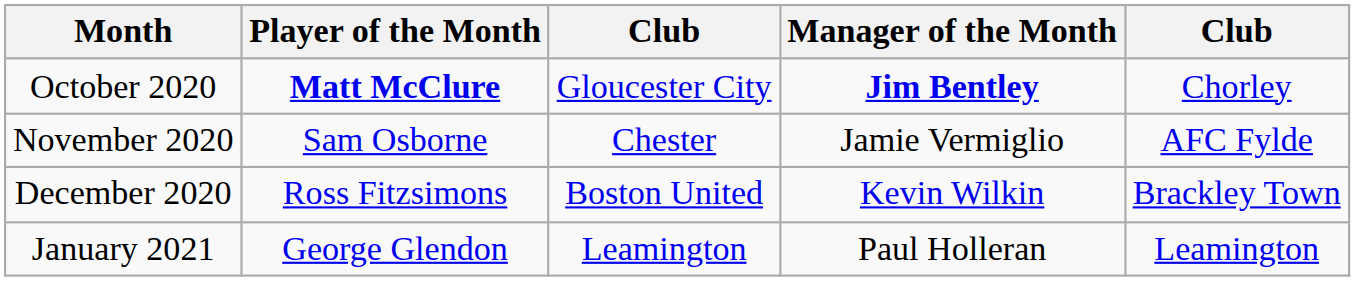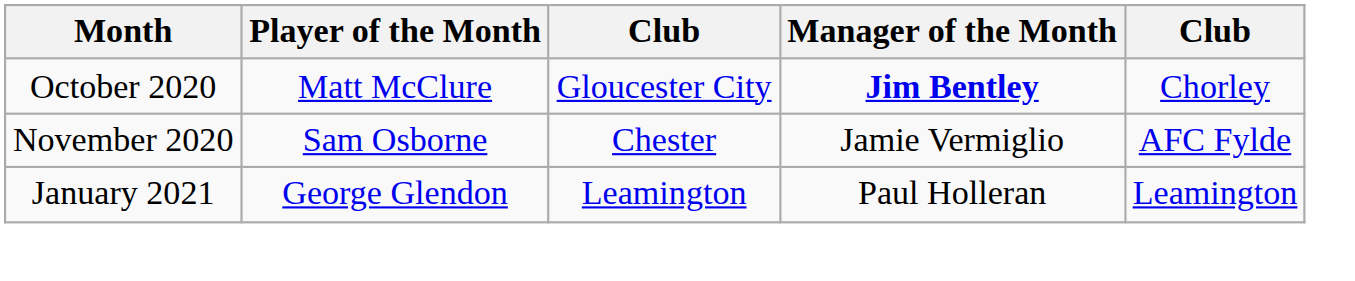(395, 85) bold -> (395, 85) normal
- row: (123, 193)
